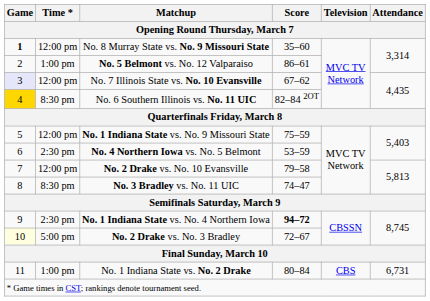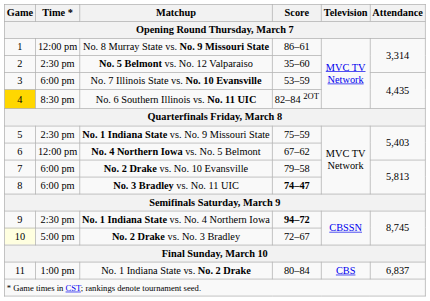(20, 47) bold -> (20, 47) normal
(297, 47) 35–60 -> (297, 47) 86–61
(58, 64) 1:00 pm -> (58, 64) 2:30 pm
(297, 64) 86–61 -> (297, 64) 35–60
(20, 81) lavender background -> (20, 81) no background
(58, 81) 12:00 pm -> (58, 81) 6:00 pm
(297, 81) 67–62 -> (297, 81) 53–59
(58, 134) 12:00 pm -> (58, 134) 2:30 pm
(58, 151) 2:30 pm -> (58, 151) 12:00 pm
(297, 151) 53–59 -> (297, 151) 67–62
(58, 168) 12:00 pm -> (58, 168) 6:00 pm
(58, 185) 8:30 pm -> (58, 185) 6:00 pm
(297, 185) normal -> (297, 185) bold
(398, 270) 6,731 -> (398, 270) 6,837
